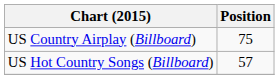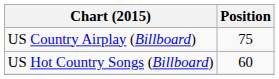(246, 62) 57 -> (246, 62) 60
